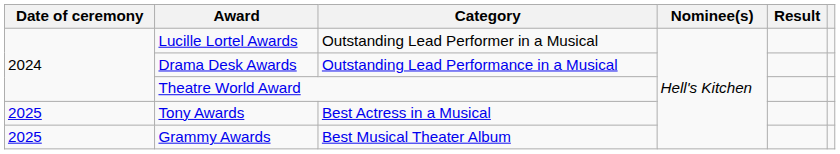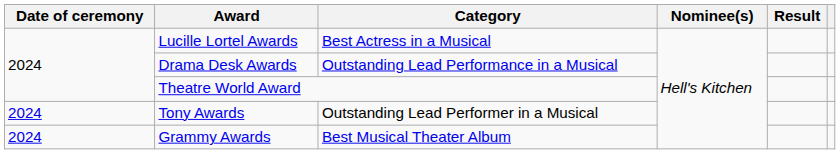(460, 40) Outstanding Lead Performer in a Musical -> (406, 40) Best Actress in a Musical
(25, 112) 2025 -> (25, 112) 2024
(406, 112) Best Actress in a Musical -> (460, 112) Outstanding Lead Performer in a Musical
(25, 137) 2025 -> (25, 137) 2024
